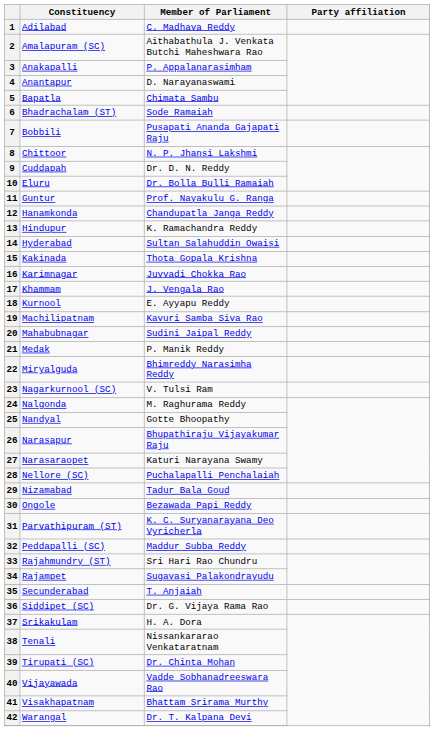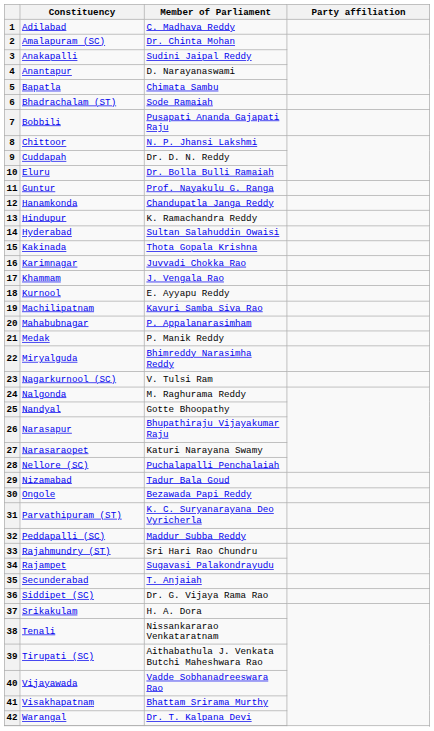(210, 47) Aithabathula J. Venkata Butchi Maheshwara Rao -> (191, 42) Dr. Chinta Mohan
(199, 68) P. Appalanarasimham -> (199, 57) Sudini Jaipal Reddy
(199, 334) Sudini Jaipal Reddy -> (199, 323) P. Appalanarasimham
(191, 662) Dr. Chinta Mohan -> (210, 657) Aithabathula J. Venkata Butchi Maheshwara Rao
